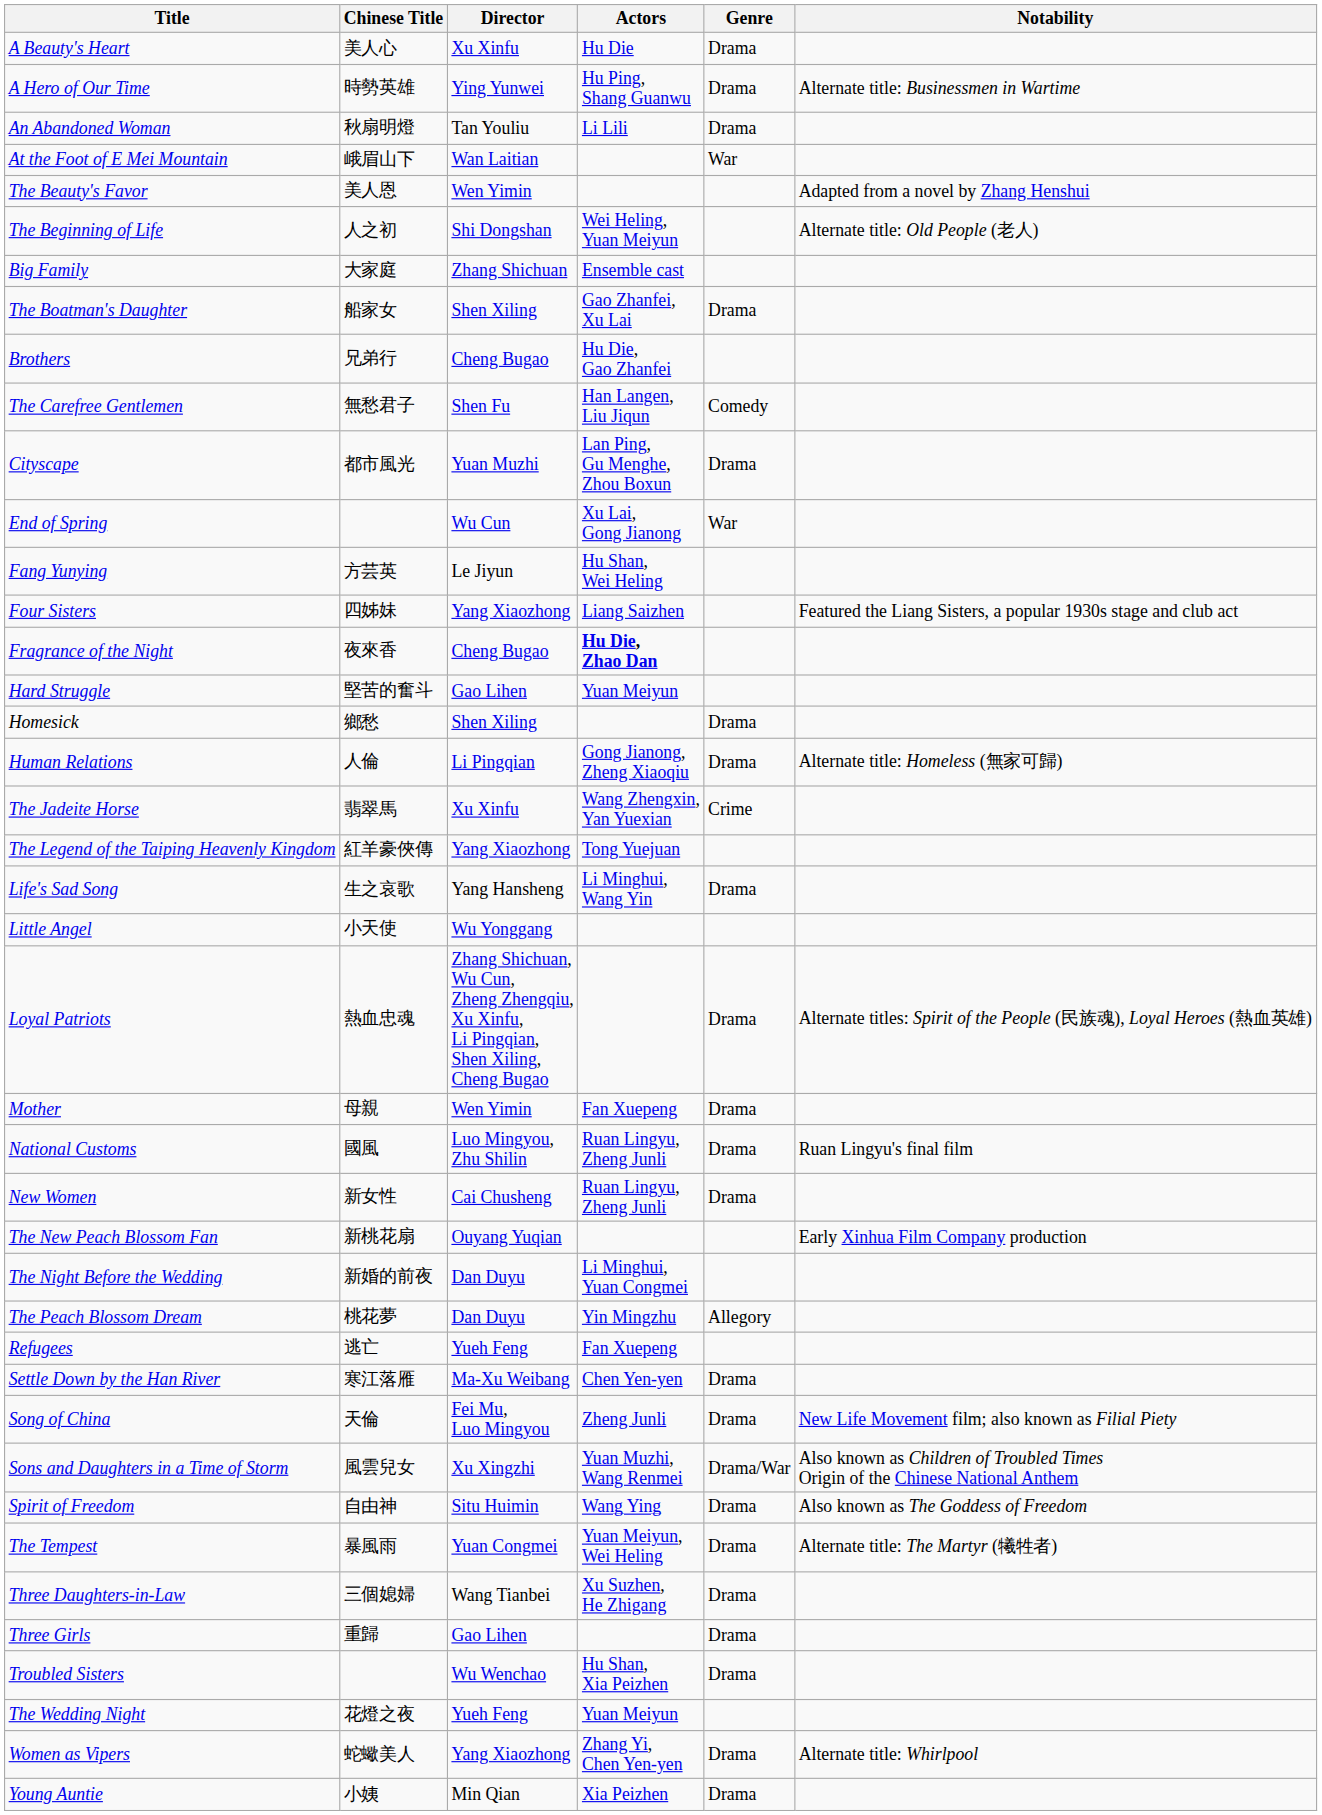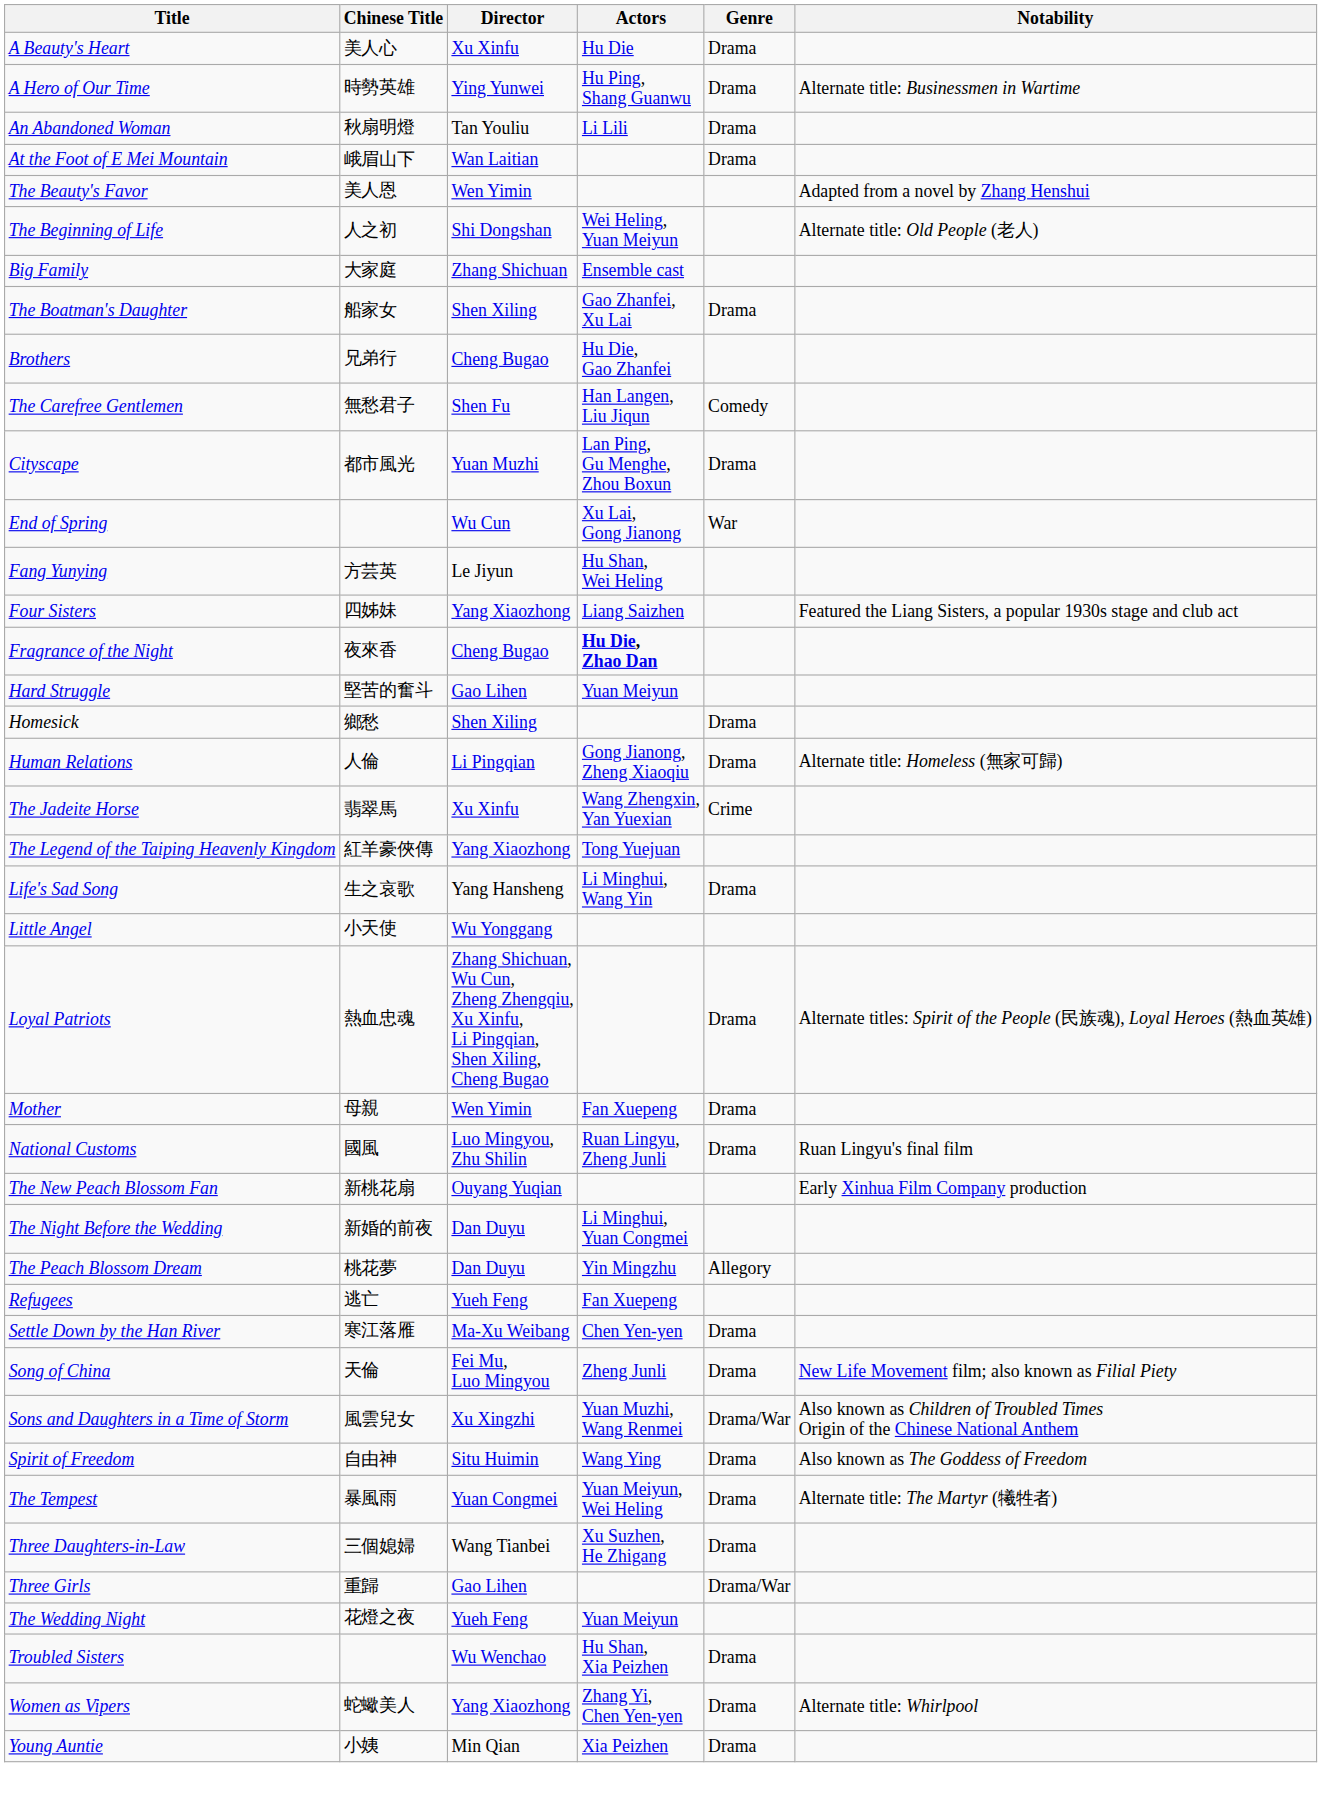(723, 159) War -> (732, 159) Drama
- row: (52, 1197)
(732, 1635) Drama -> (749, 1587) Drama/War
rows swapped: (66, 1674) <-> (77, 1714)
